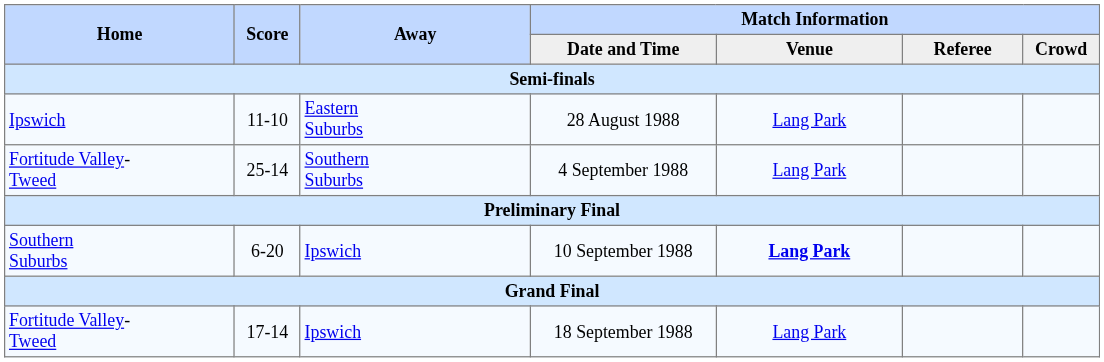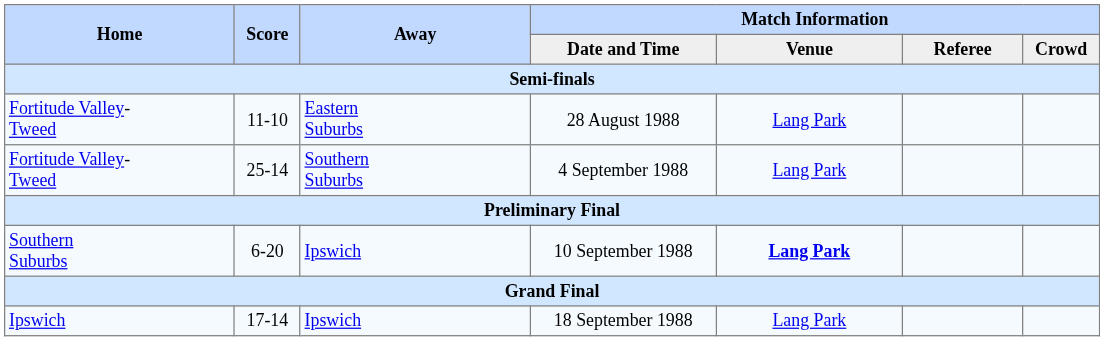(37, 119) Ipswich -> (70, 119) Fortitude Valley- Tweed
(70, 331) Fortitude Valley- Tweed -> (37, 320) Ipswich
